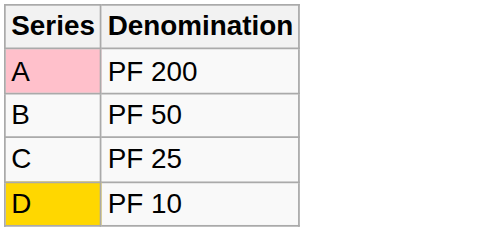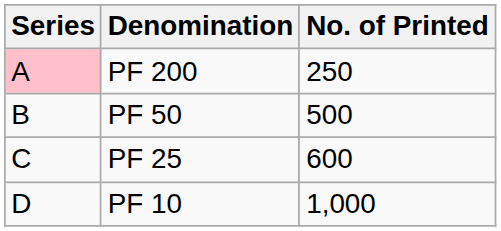+ column: (397, 26)
(21, 203) gold background -> (21, 203) no background
